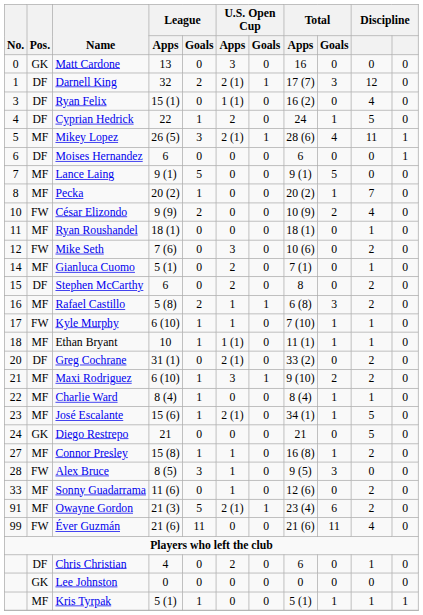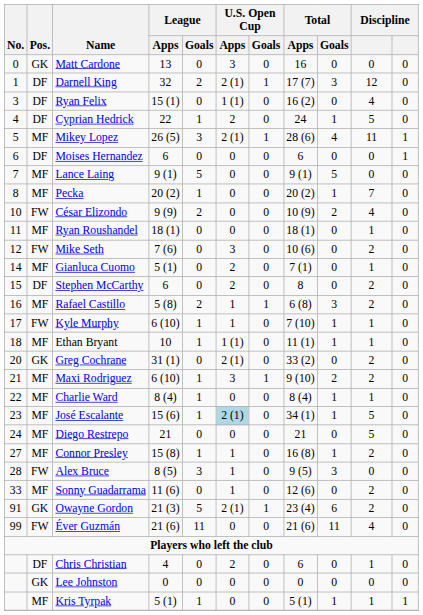(40, 360) DF -> (40, 360) GK
(232, 415) no background -> (232, 415) lightblue background
(40, 434) GK -> (40, 434) MF
(40, 508) MF -> (40, 508) GK
